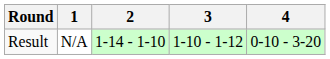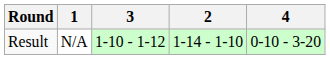columns swapped: (130, 16) <-> (208, 16)
